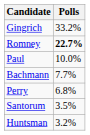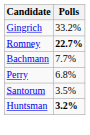- row: (15, 59)
(66, 122) normal -> (66, 106) bold
